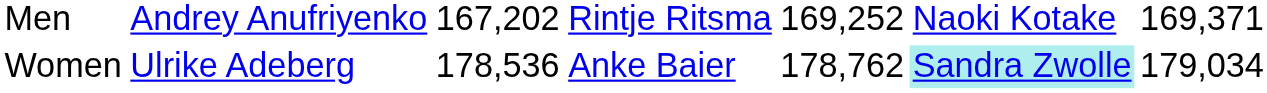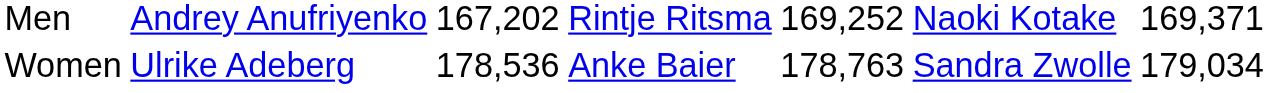(842, 66) 178,762 -> (842, 66) 178,763
(1022, 66) paleturquoise background -> (1022, 66) no background
